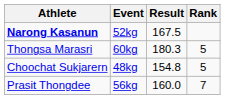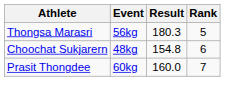- row: (53, 32)
(125, 50) 60kg -> (125, 32) 56kg
(203, 68) 5 -> (203, 50) 6
(125, 86) 56kg -> (125, 68) 60kg
